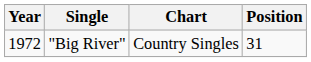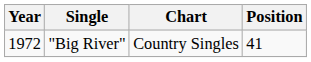(255, 43) 31 -> (255, 43) 41
